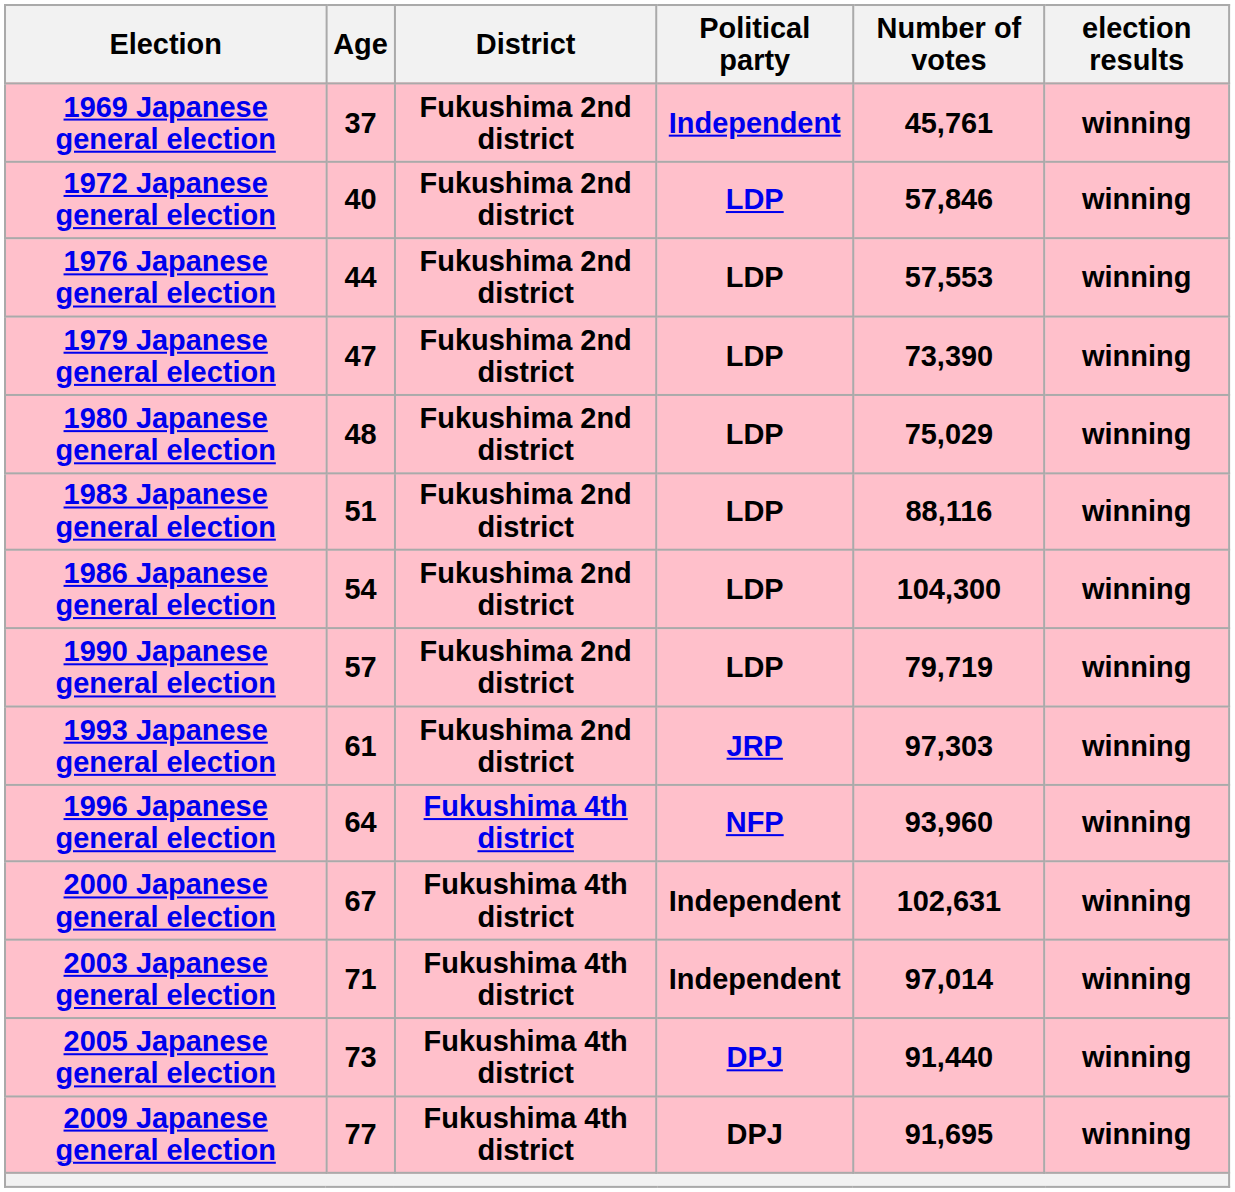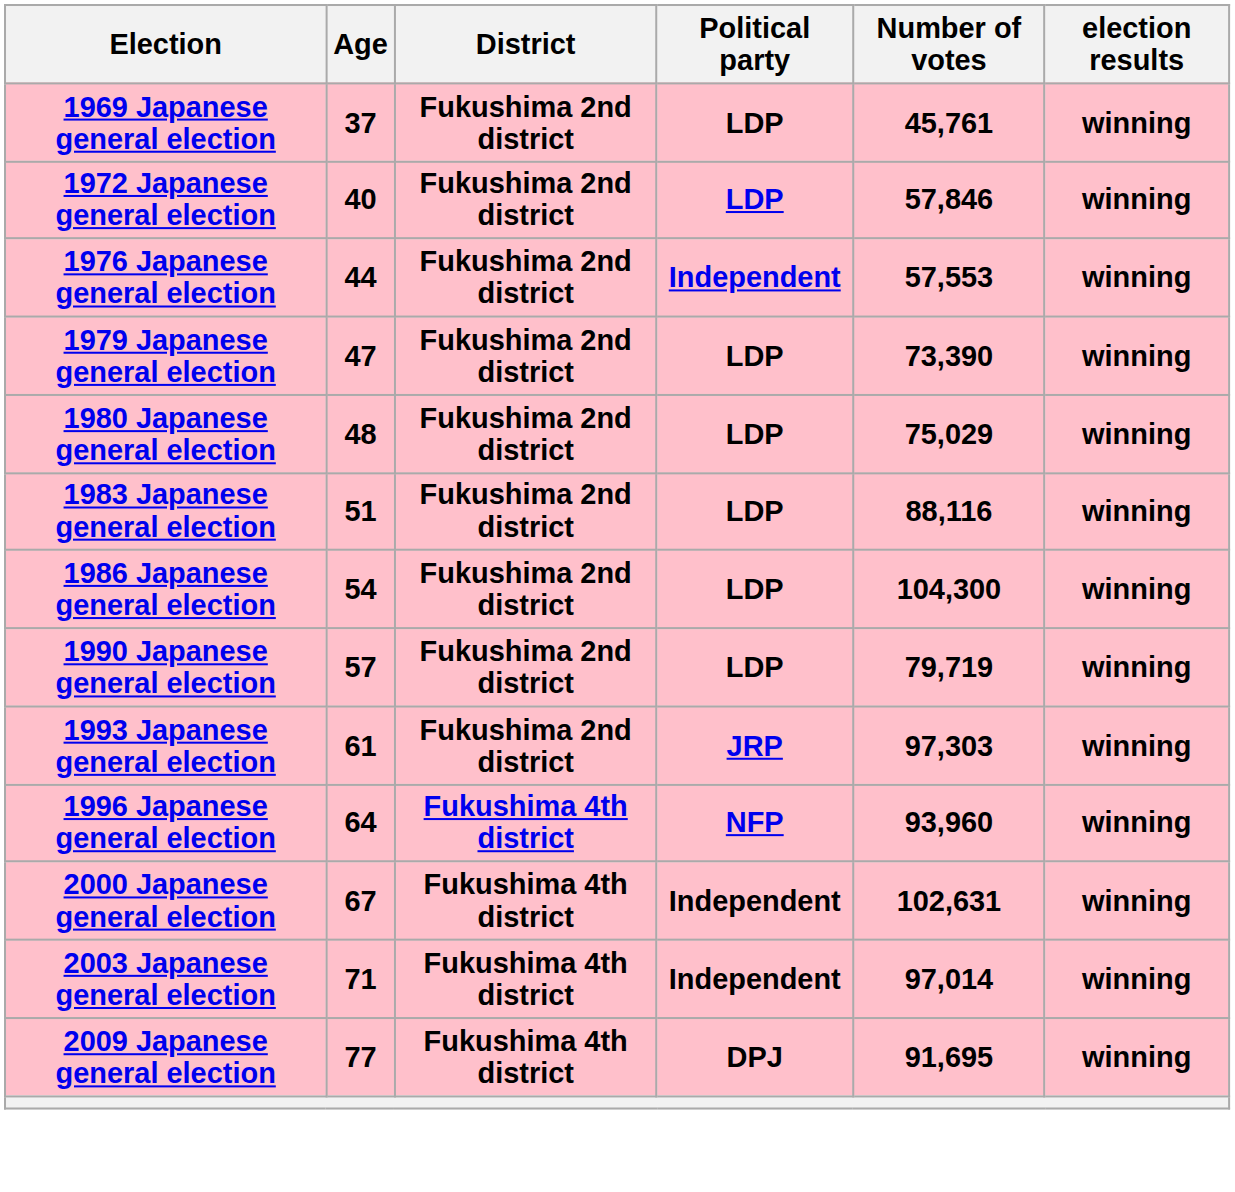(755, 122) Independent -> (755, 122) LDP
(755, 278) LDP -> (755, 278) Independent
- row: (166, 1057)
